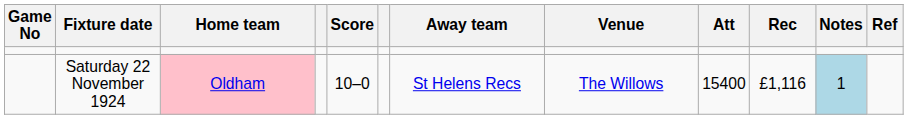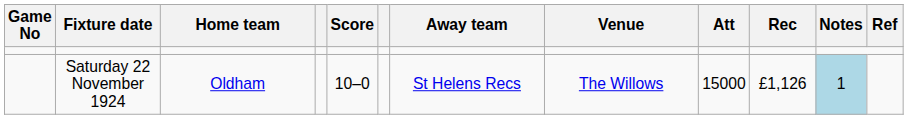(238, 84) pink background -> (238, 84) no background
(724, 84) 15400 -> (724, 84) 15000
(783, 84) £1,116 -> (783, 84) £1,126
